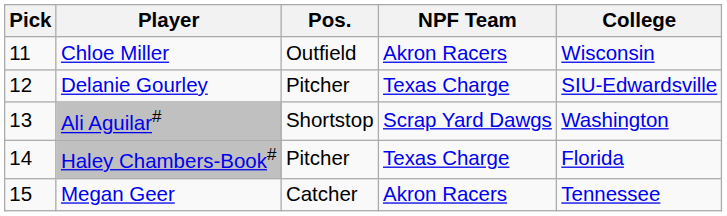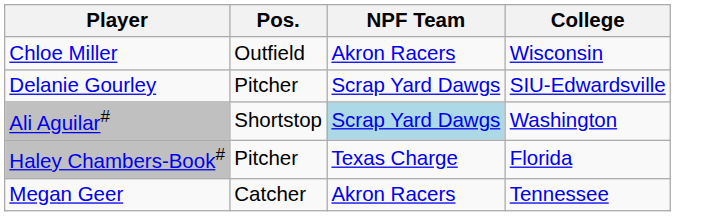- column: (30, 20)
(446, 85) Texas Charge -> (416, 85) Scrap Yard Dawgs
(467, 120) no background -> (416, 120) lightblue background
